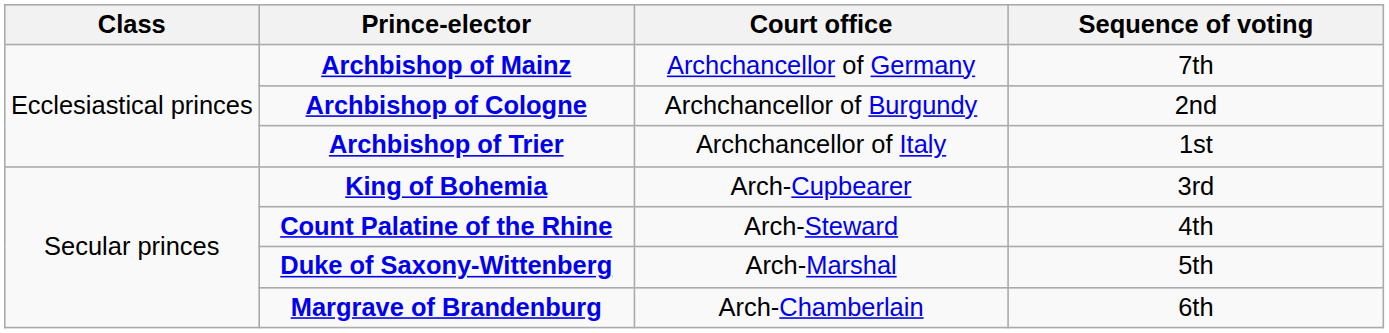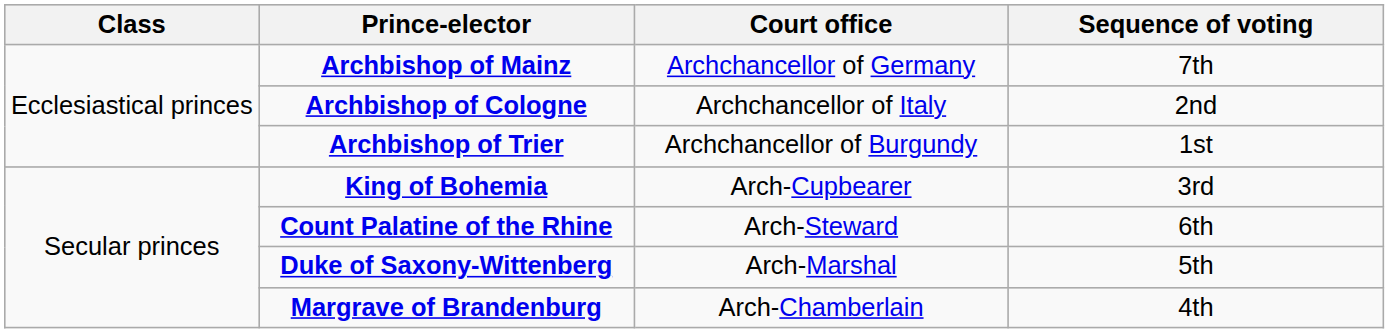(821, 105) Archchancellor of Burgundy -> (821, 105) Archchancellor of Italy
(821, 145) Archchancellor of Italy -> (821, 145) Archchancellor of Burgundy
(1196, 226) 4th -> (1196, 226) 6th
(1196, 307) 6th -> (1196, 307) 4th
